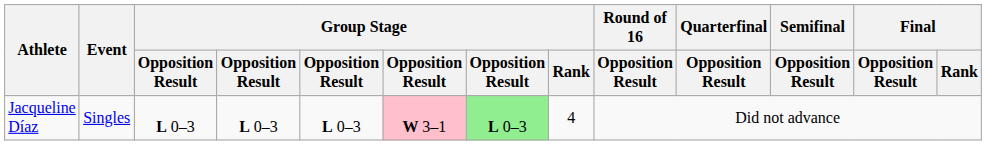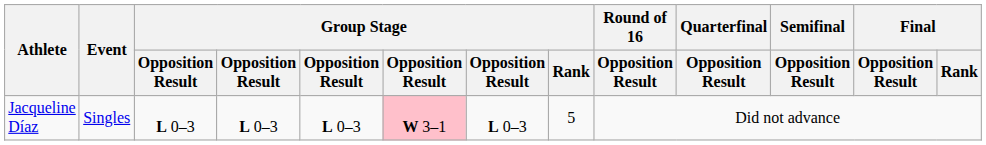(507, 127) lightgreen background -> (507, 127) no background
(571, 117) 4 -> (571, 117) 5
